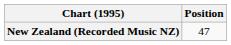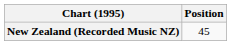(204, 31) 47 -> (204, 31) 45
